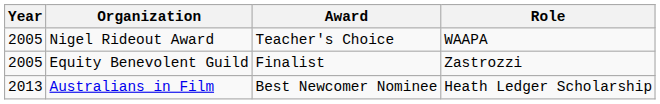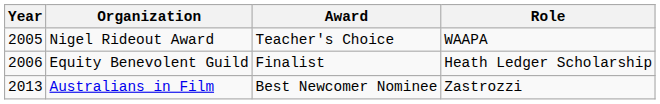(25, 63) 2005 -> (25, 63) 2006
(483, 63) Zastrozzi -> (548, 63) Heath Ledger Scholarship
(548, 87) Heath Ledger Scholarship -> (483, 87) Zastrozzi
